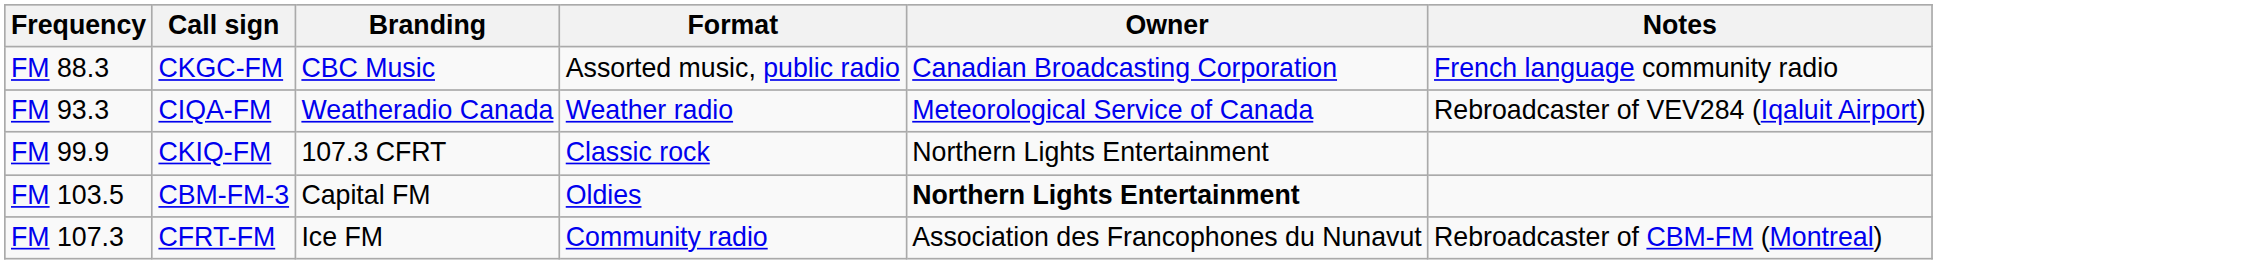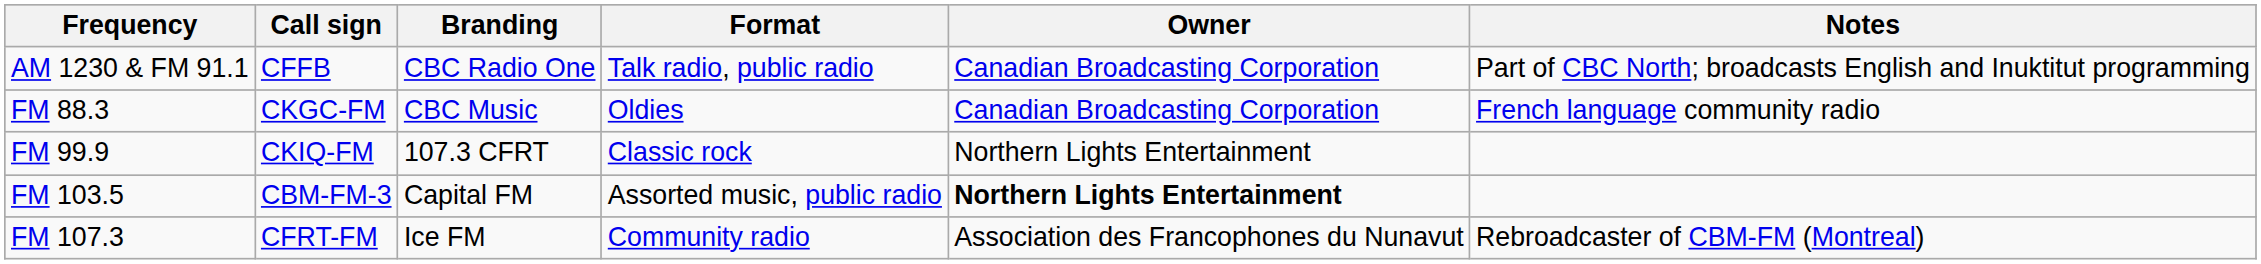+ row: (130, 68)
(733, 68) Assorted music, public radio -> (646, 110) Oldies
- row: (60, 110)
(604, 195) Oldies -> (775, 195) Assorted music, public radio
